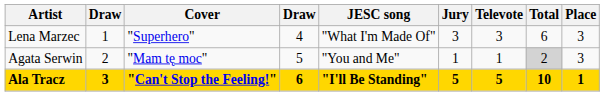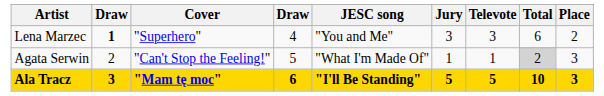(105, 36) normal -> (112, 36) bold
(379, 36) "What I'm Made Of" -> (354, 36) "You and Me"
(581, 36) 3 -> (574, 36) 2
(167, 58) "Mam tę moc" -> (202, 58) "Can't Stop the Feeling!"
(361, 58) "You and Me" -> (372, 58) "What I'm Made Of"
(202, 79) "Can't Stop the Feeling!" -> (178, 79) "Mam tę moc"
(581, 79) 1 -> (574, 79) 3
